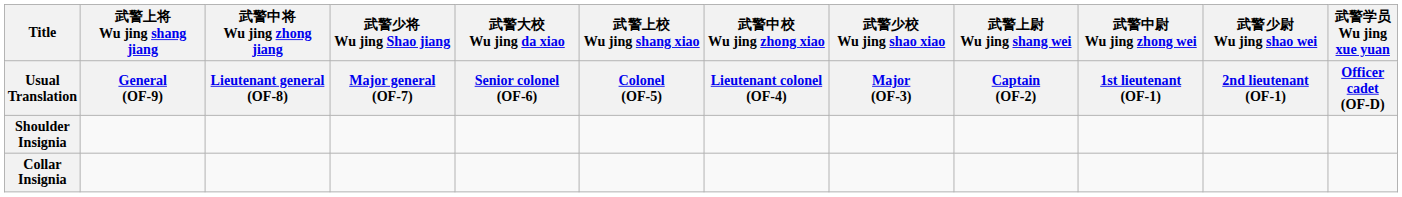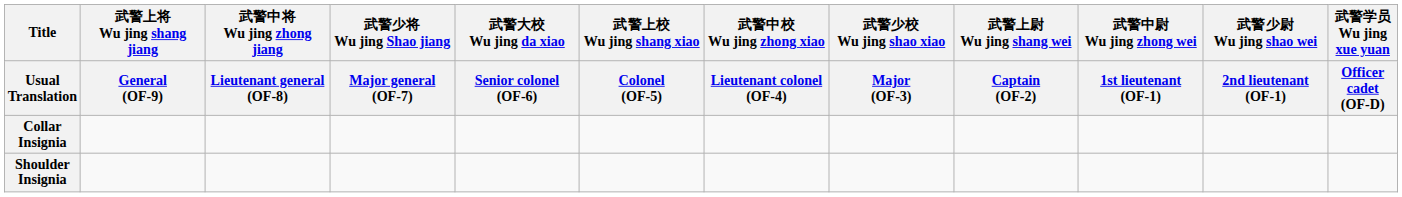rows swapped: (42, 134) <-> (42, 172)
